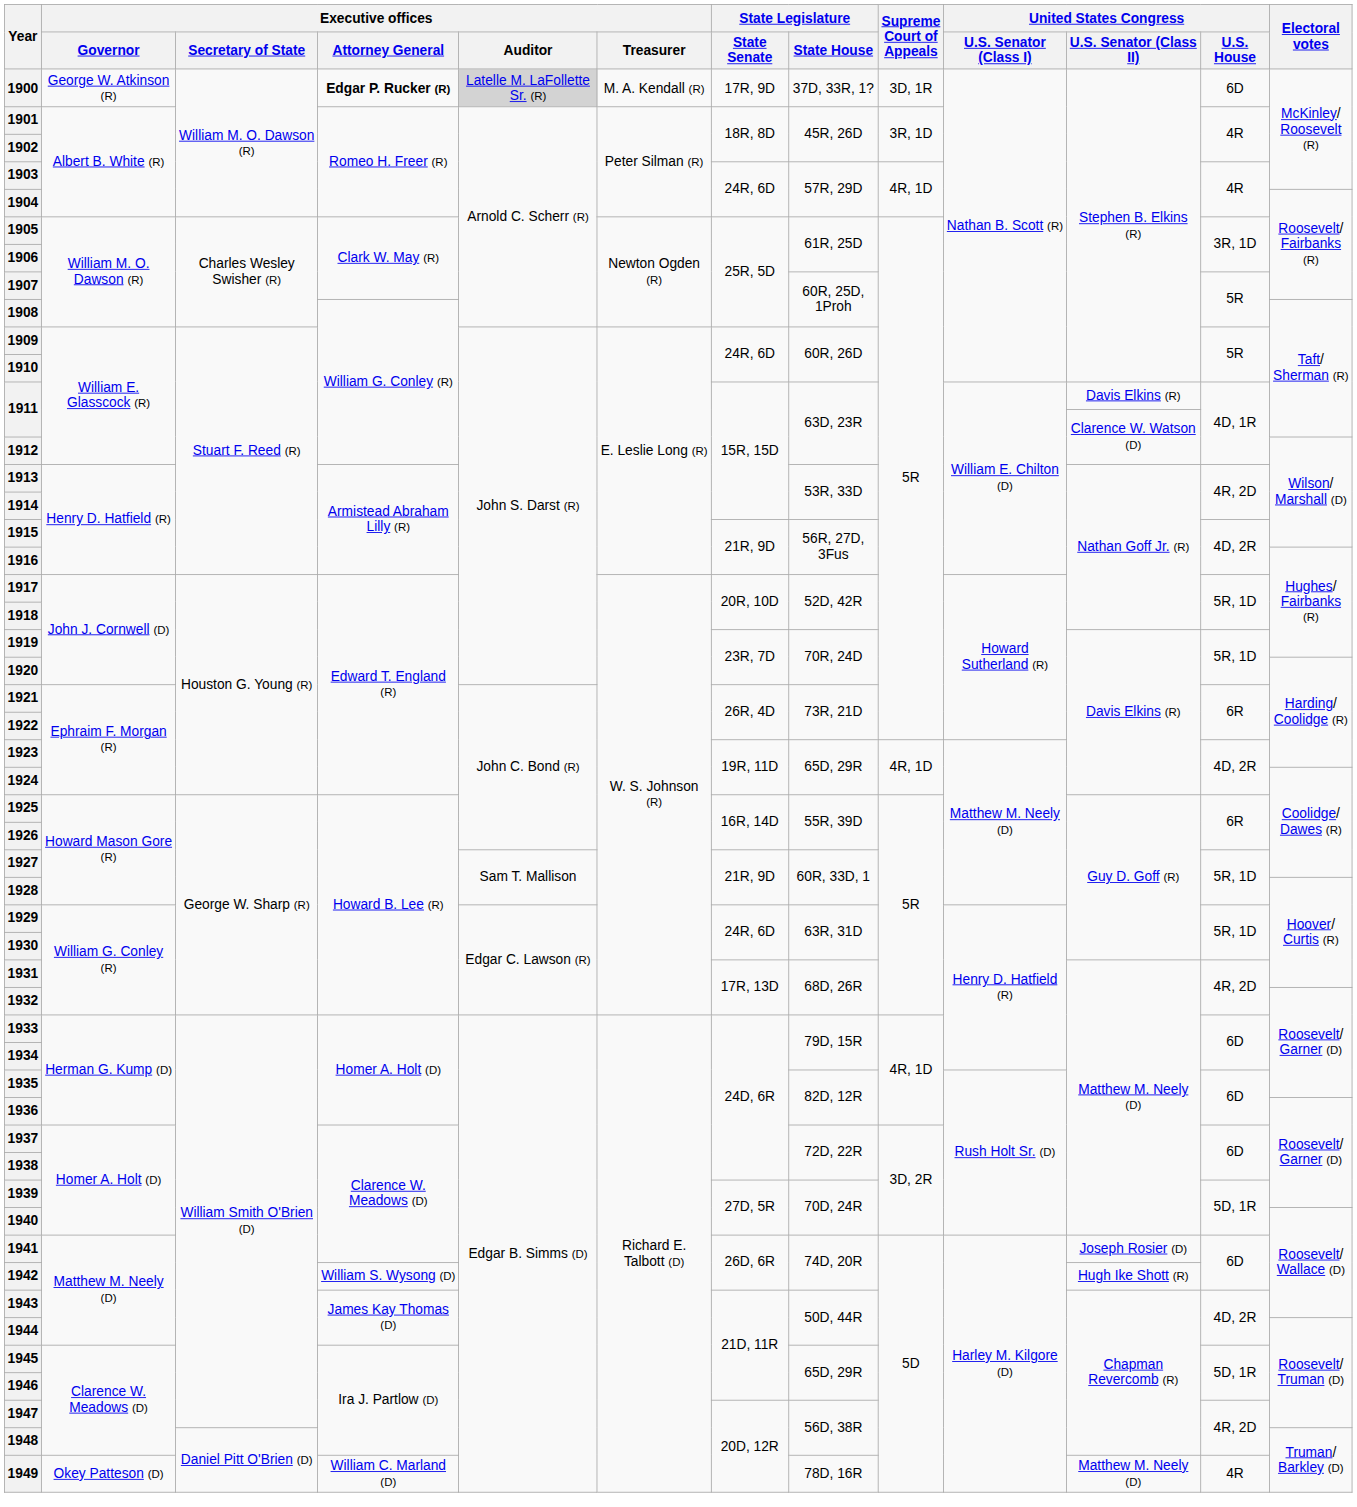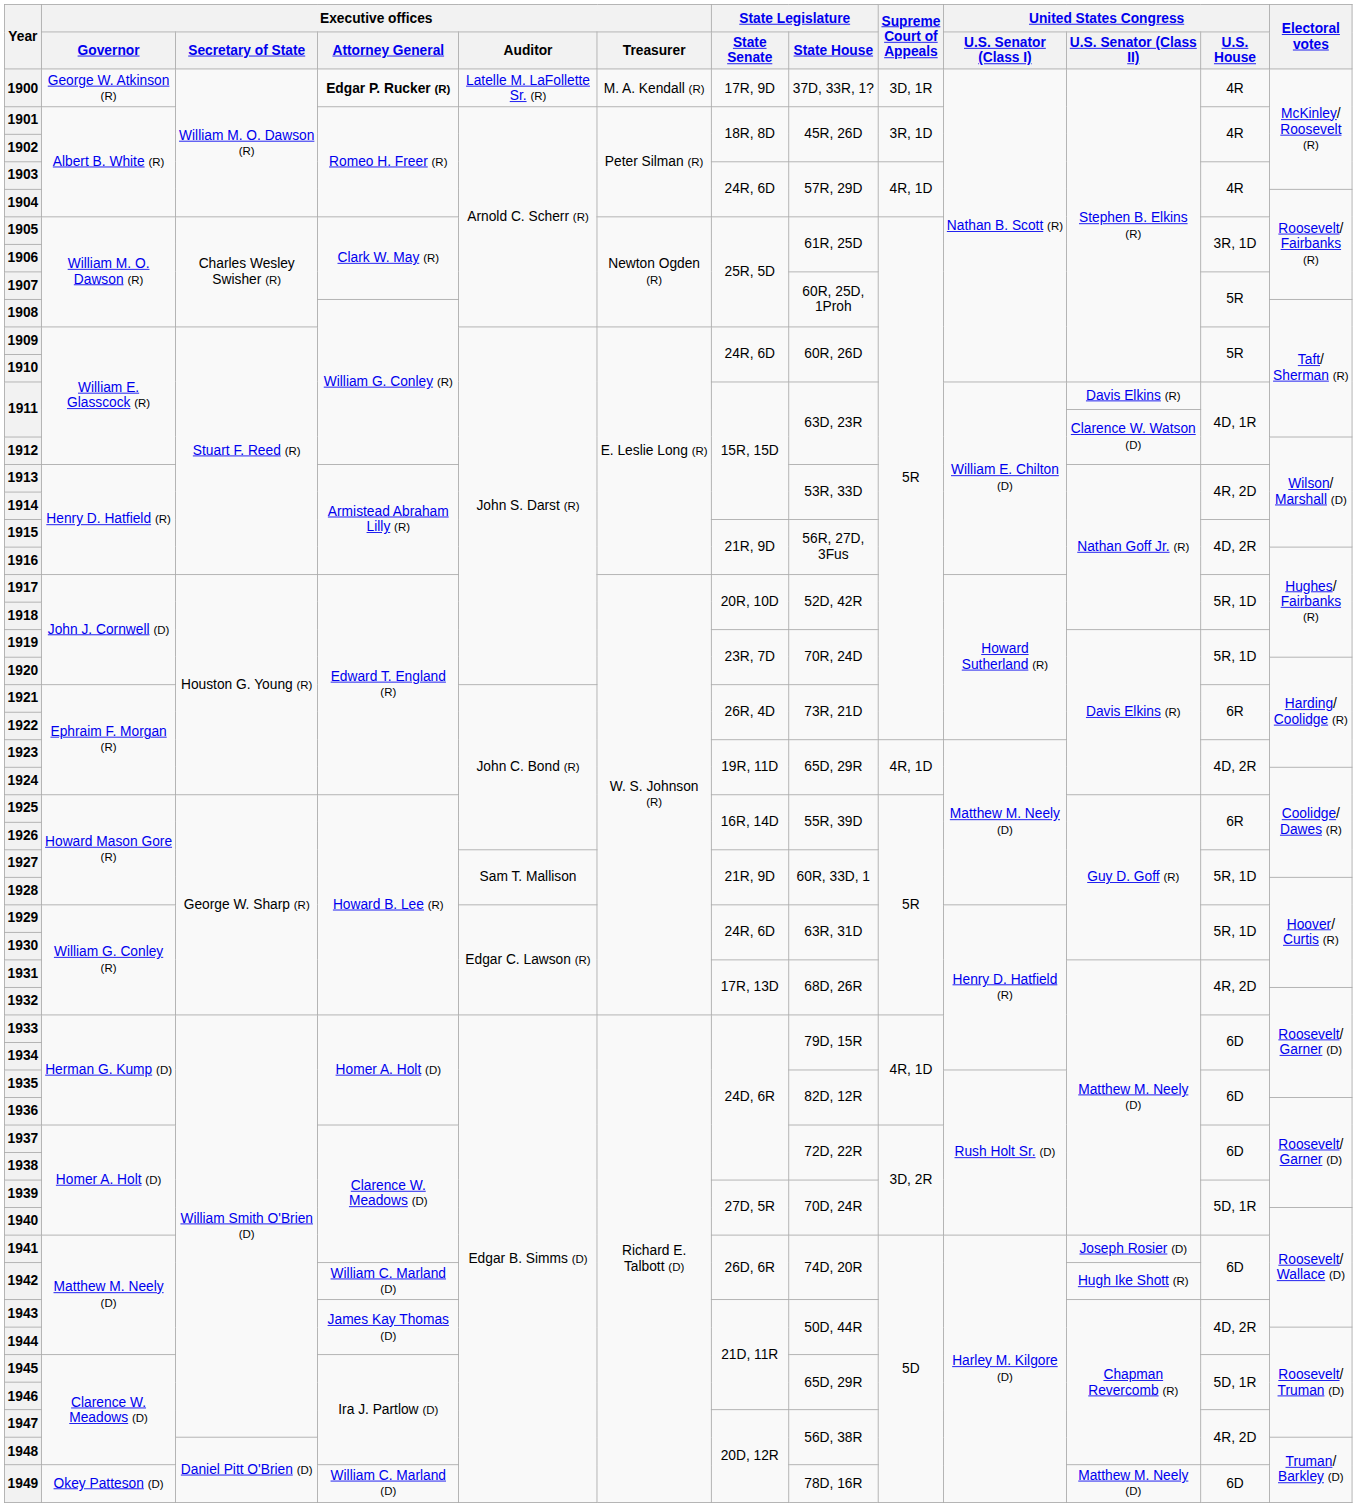(528, 87) lightgrey background -> (528, 87) no background
(1235, 87) 6D -> (1235, 87) 4R
(388, 1276) William S. Wysong (D) -> (388, 1281) William C. Marland (D)
(1235, 1473) 4R -> (1235, 1483) 6D
